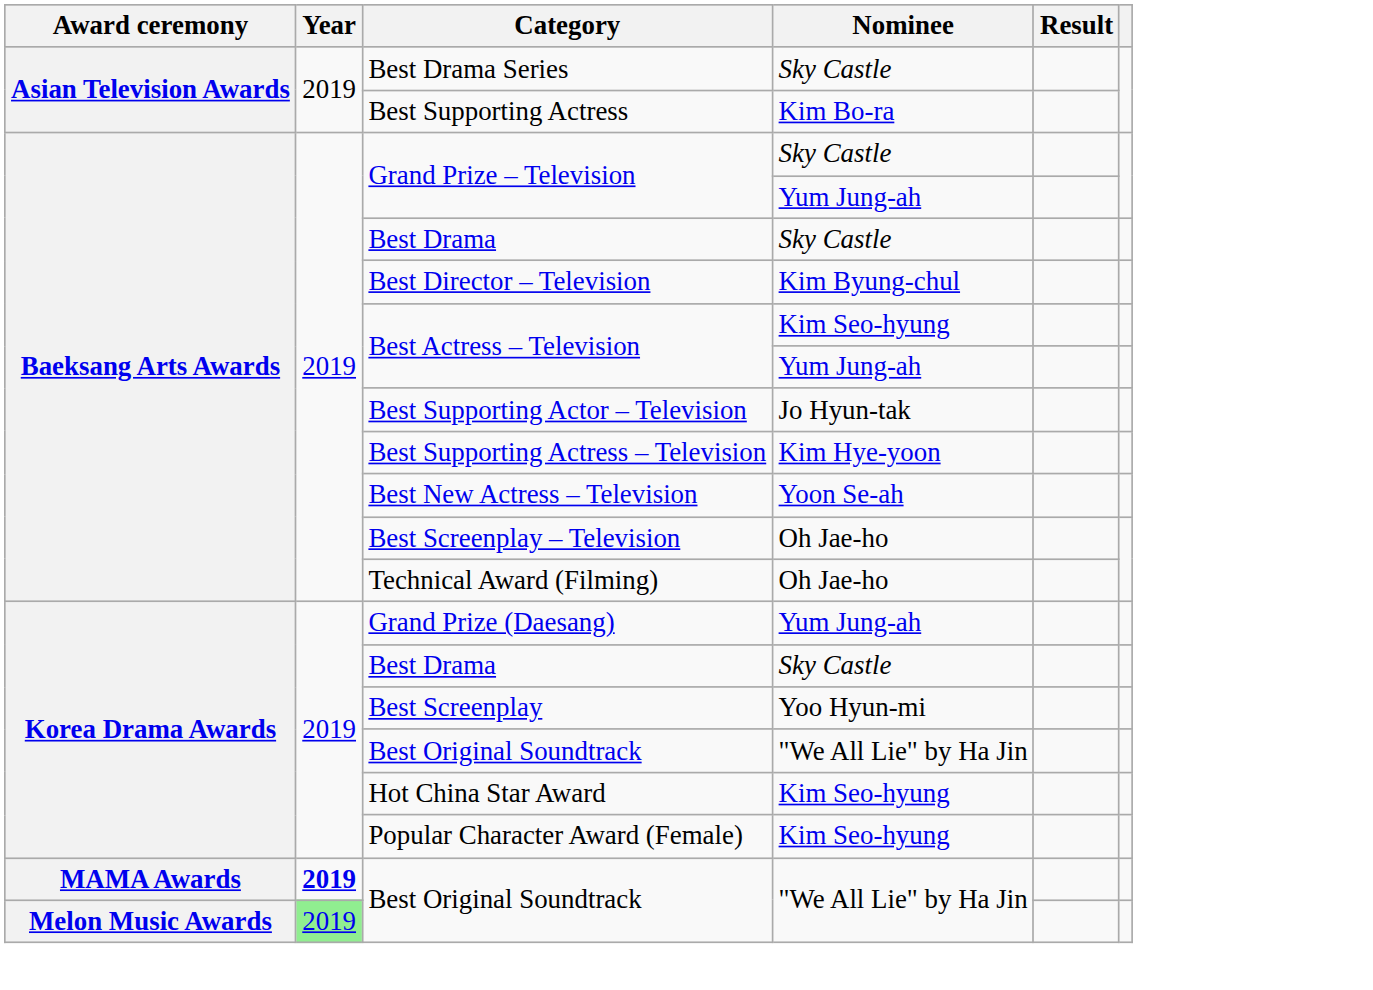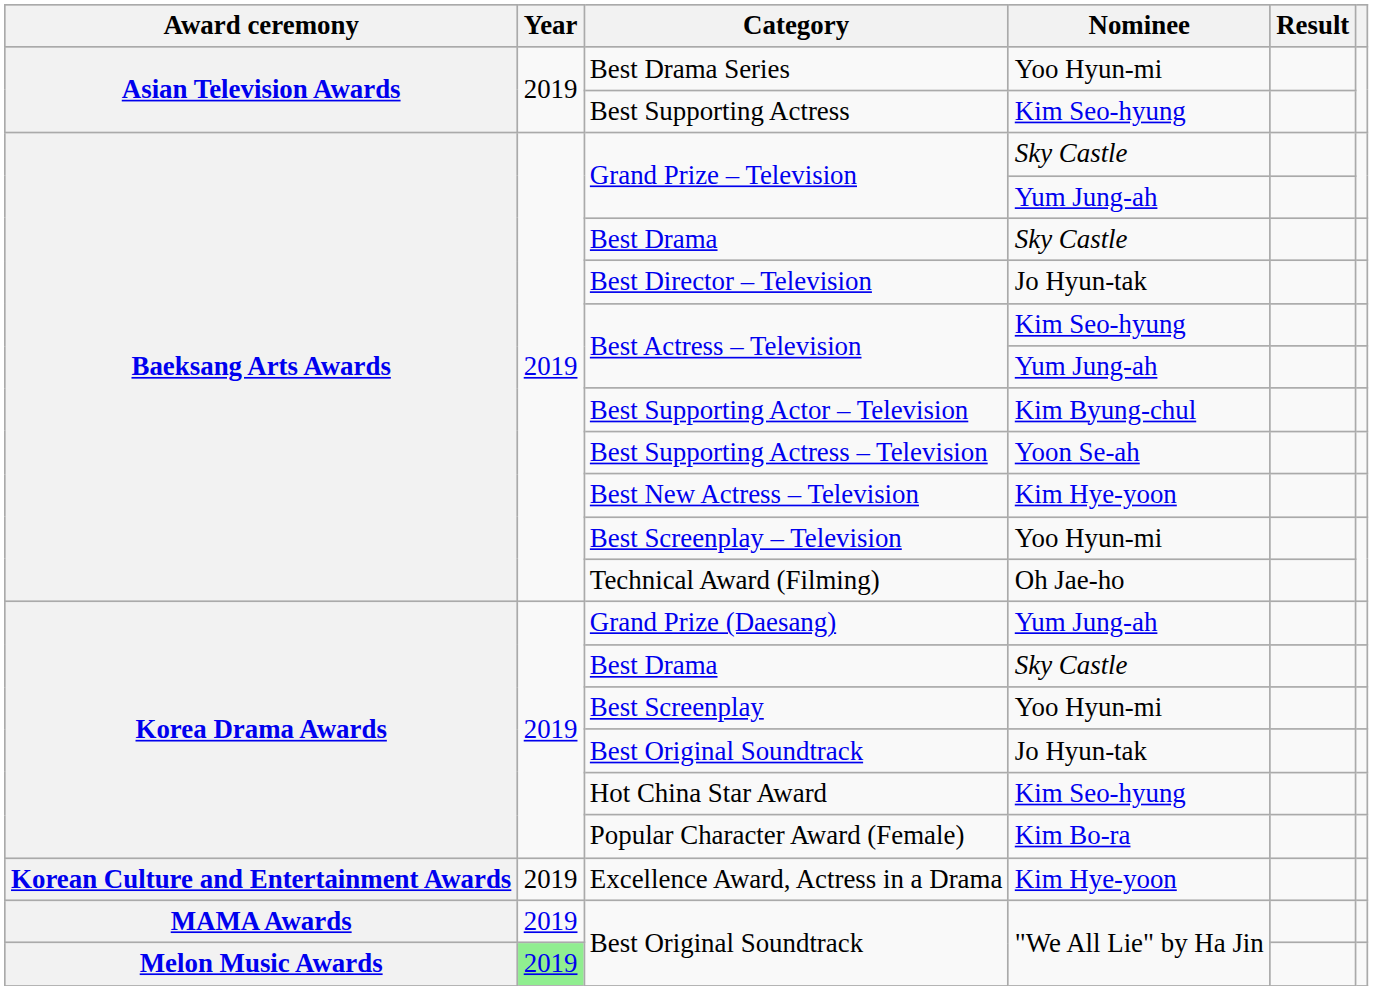(835, 68) Sky Castle -> (1088, 68) Yoo Hyun-mi
(836, 111) Kim Bo-ra -> (1100, 111) Kim Seo-hyung
(869, 281) Kim Byung-chul -> (1081, 281) Jo Hyun-tak
(845, 409) Jo Hyun-tak -> (1106, 409) Kim Byung-chul
(860, 452) Kim Hye-yoon -> (1077, 452) Yoon Se-ah
(841, 494) Yoon Se-ah -> (1096, 494) Kim Hye-yoon
(833, 537) Oh Jae-ho -> (1088, 537) Yoo Hyun-mi
(903, 750) "We All Lie" by Ha Jin -> (1081, 750) Jo Hyun-tak
(864, 835) Kim Seo-hyung -> (1073, 835) Kim Bo-ra
+ row: (261, 878)
(329, 878) bold -> (551, 921) normal
